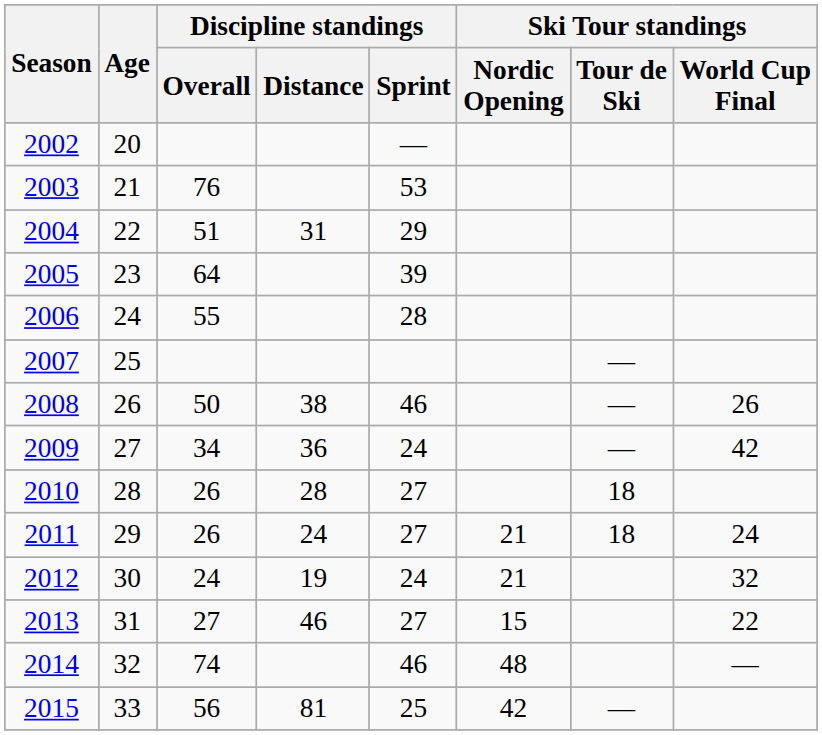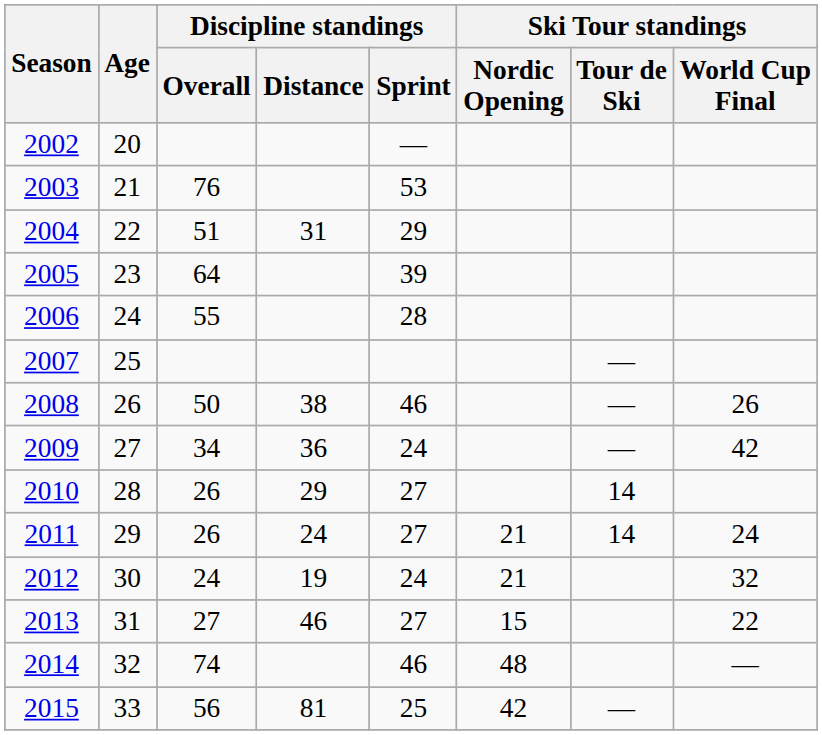(313, 490) 28 -> (313, 490) 29
(622, 490) 18 -> (622, 490) 14
(622, 534) 18 -> (622, 534) 14
